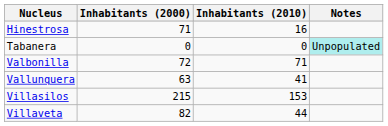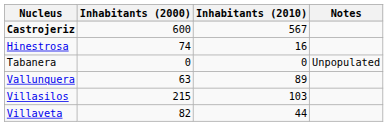+ row: (41, 30)
(185, 30) 71 -> (185, 46) 74
(346, 46) paleturquoise background -> (346, 63) no background
- row: (38, 63)
(301, 80) 41 -> (301, 80) 89
(298, 96) 153 -> (298, 96) 103
